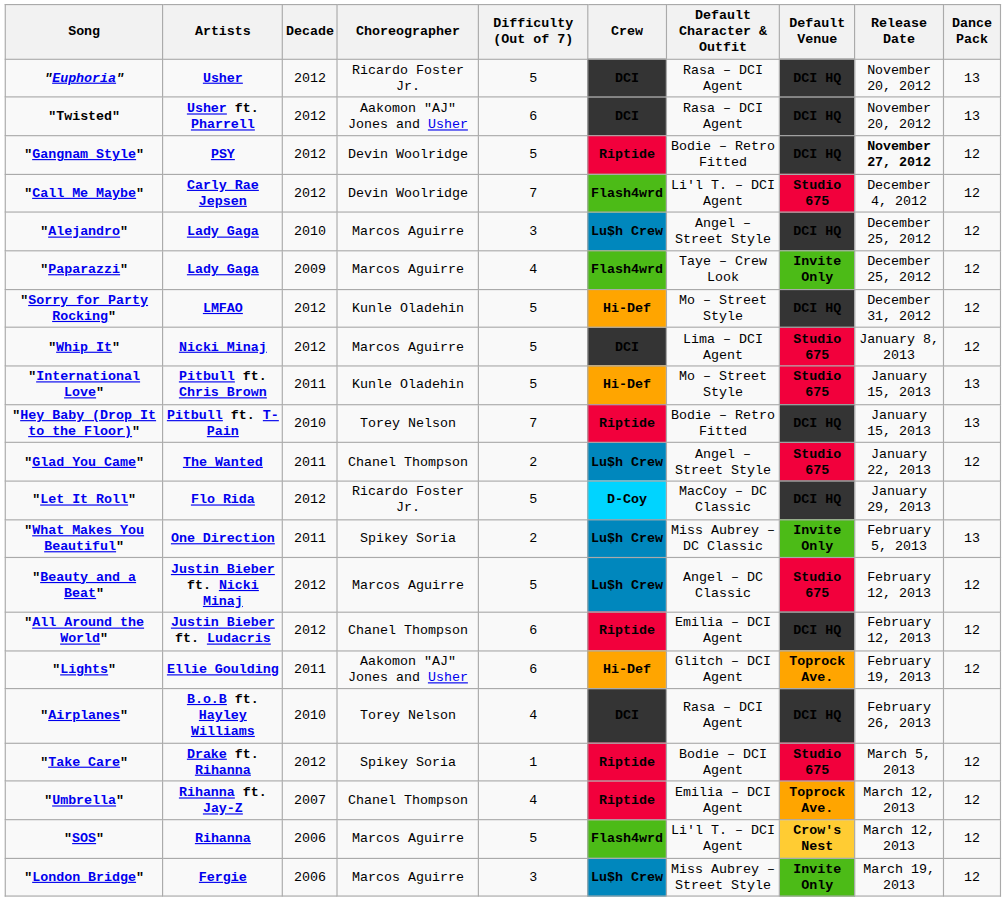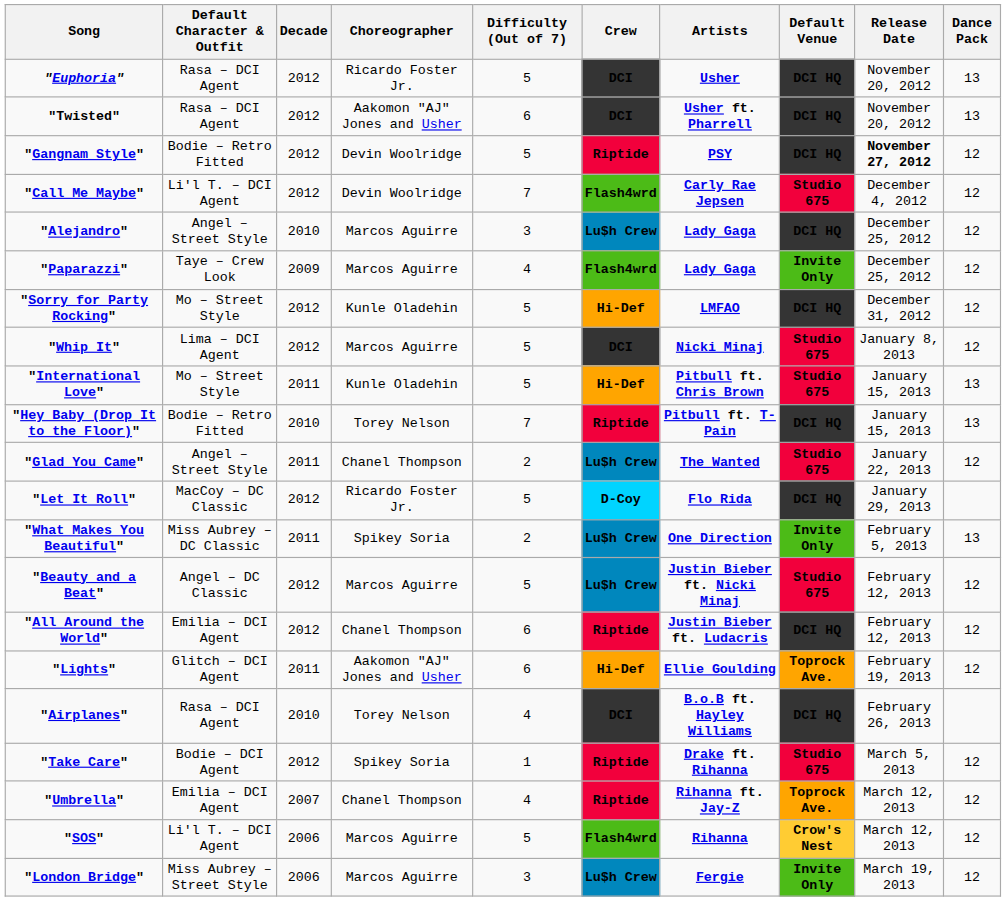columns swapped: (223, 32) <-> (723, 32)
